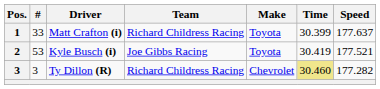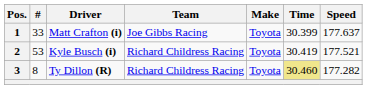(186, 32) Richard Childress Racing -> (167, 32) Joe Gibbs Racing
(167, 51) Joe Gibbs Racing -> (186, 51) Richard Childress Racing
(35, 70) 3 -> (35, 70) 8
(272, 70) Chevrolet -> (265, 70) Toyota
